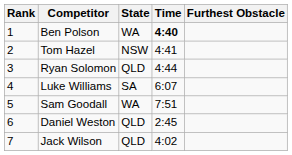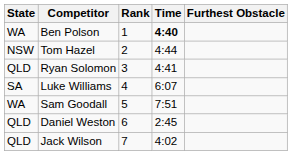columns swapped: (21, 13) <-> (135, 13)
(166, 50) 4:41 -> (166, 50) 4:44
(166, 68) 4:44 -> (166, 68) 4:41
